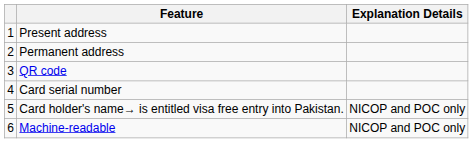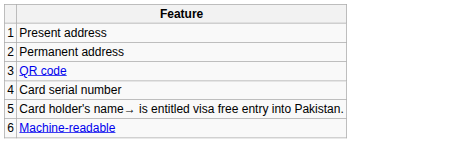- column: (407, 14)
